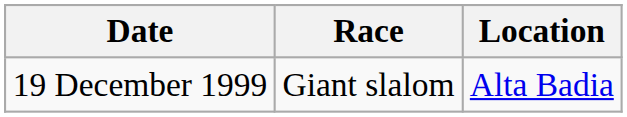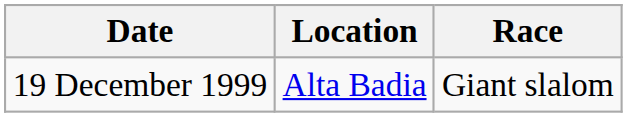columns swapped: (542, 31) <-> (368, 31)
